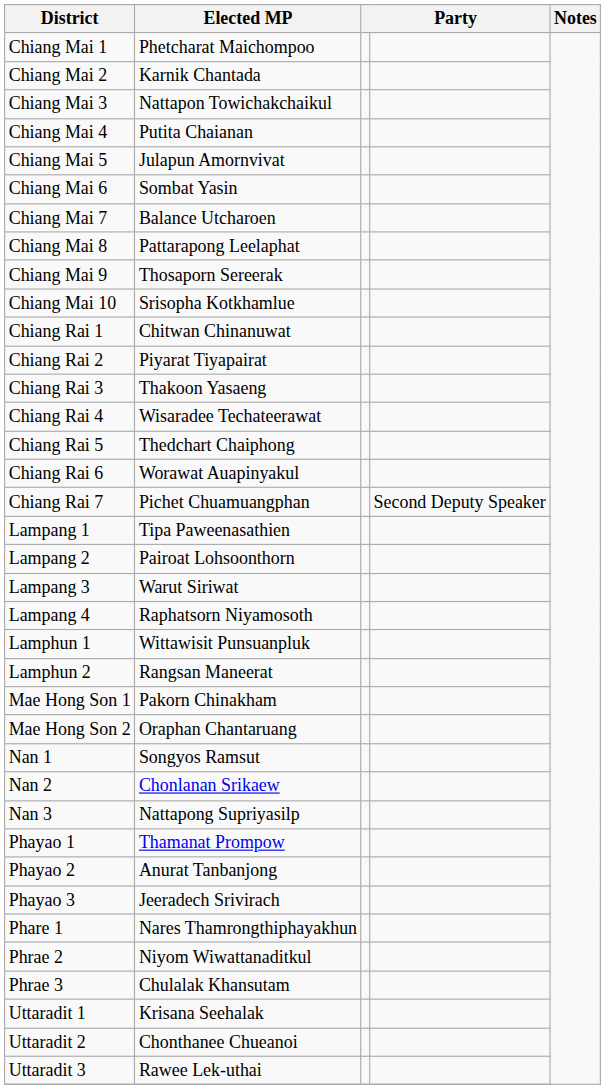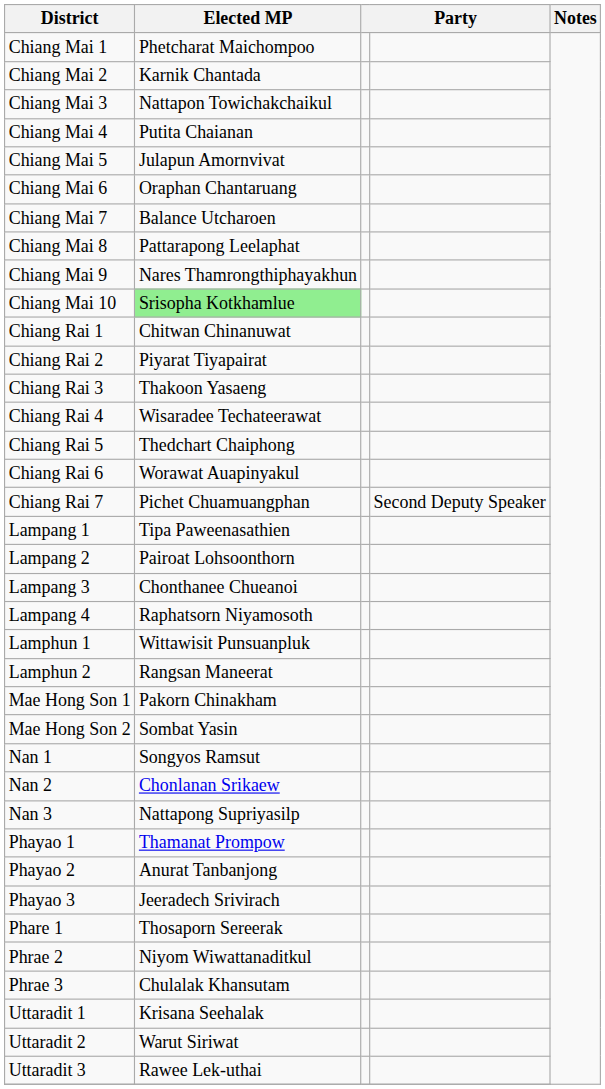(188, 189) Sombat Yasin -> (218, 189) Oraphan Chantaruang
(211, 274) Thosaporn Sereerak -> (248, 274) Nares Thamrongthiphayakhun
(217, 302) no background -> (217, 302) lightgreen background
(189, 587) Warut Siriwat -> (218, 587) Chonthanee Chueanoi
(218, 729) Oraphan Chantaruang -> (188, 729) Sombat Yasin
(248, 928) Nares Thamrongthiphayakhun -> (211, 928) Thosaporn Sereerak
(218, 1041) Chonthanee Chueanoi -> (189, 1041) Warut Siriwat
